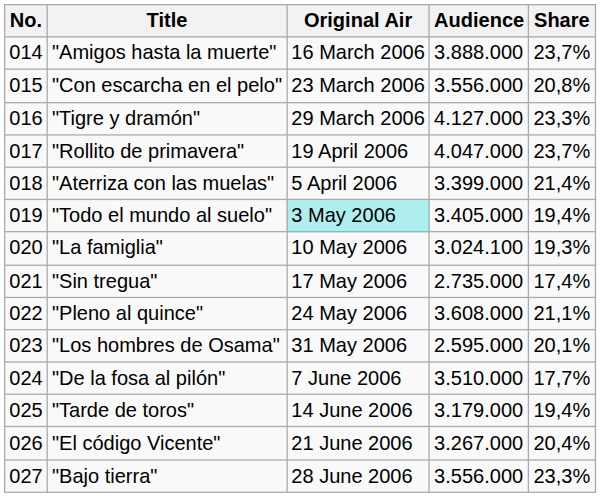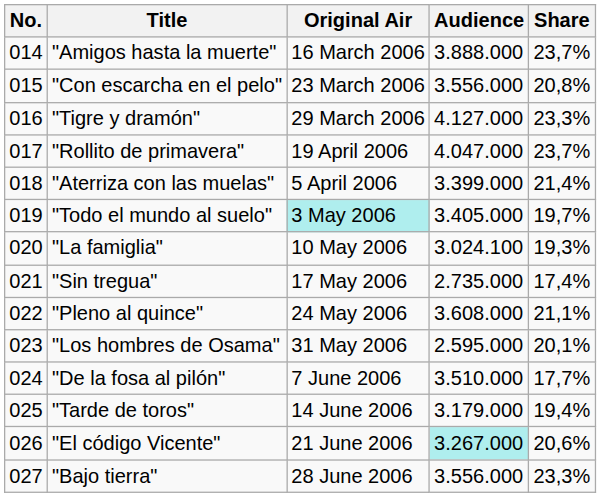(562, 215) 19,4% -> (562, 215) 19,7%
(479, 442) no background -> (479, 442) paleturquoise background
(562, 442) 20,4% -> (562, 442) 20,6%
